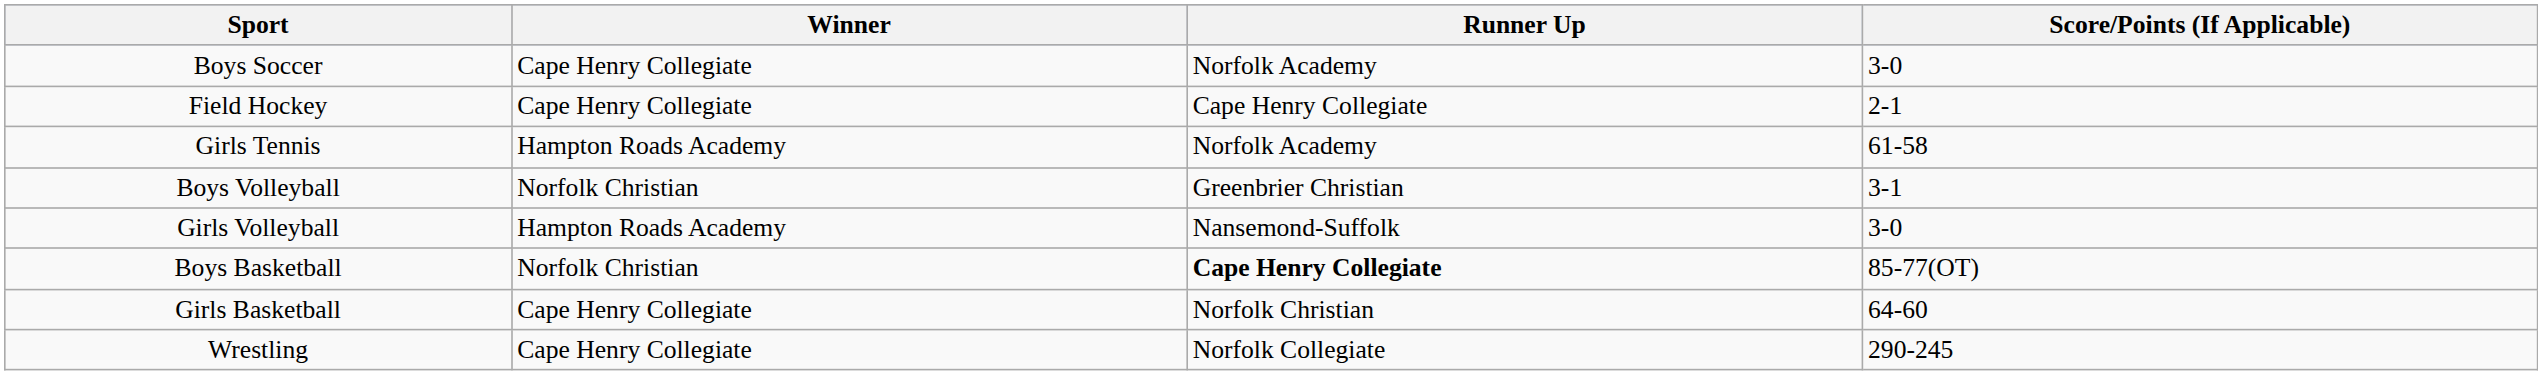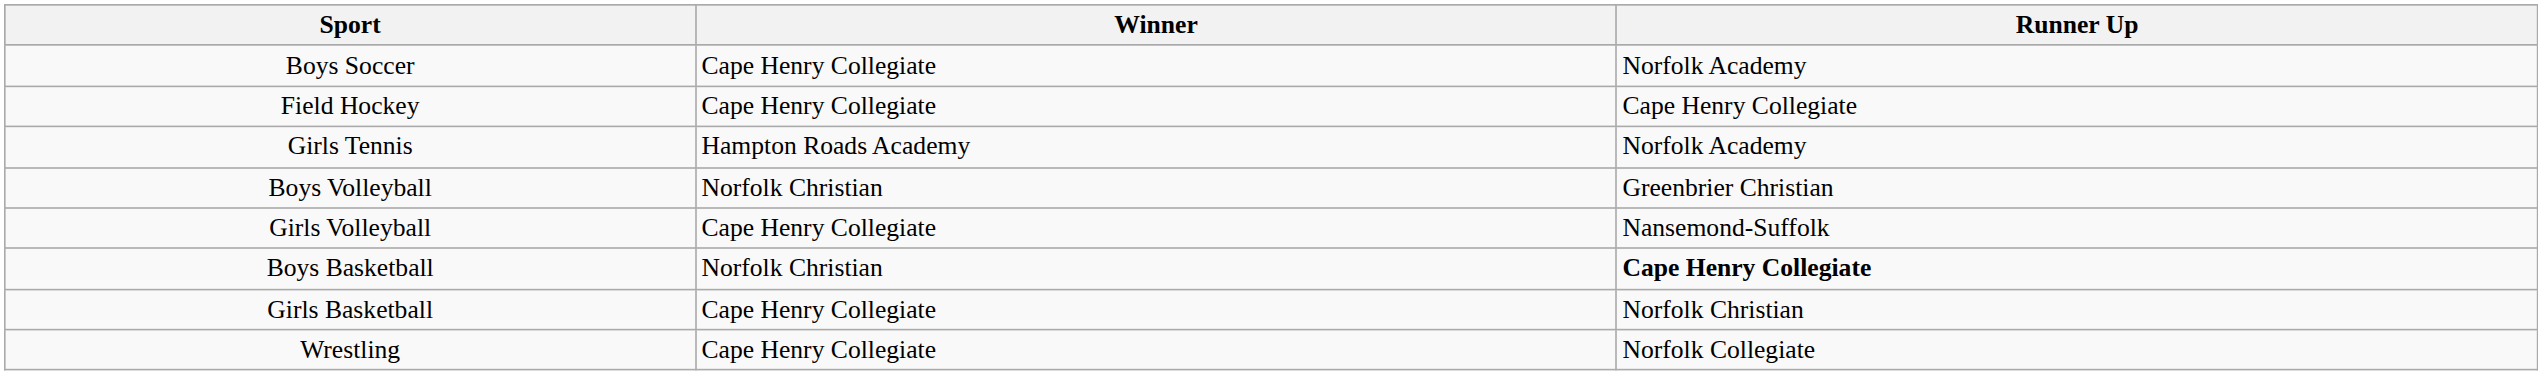- column: (2200, 24)
(652, 227) Hampton Roads Academy -> (819, 227) Cape Henry Collegiate
